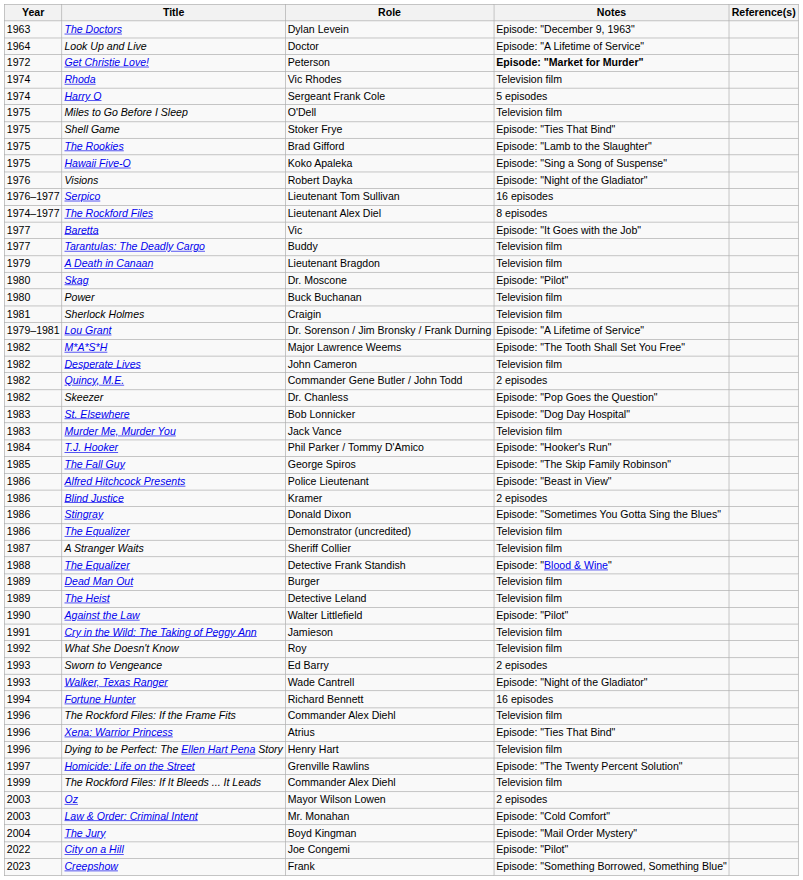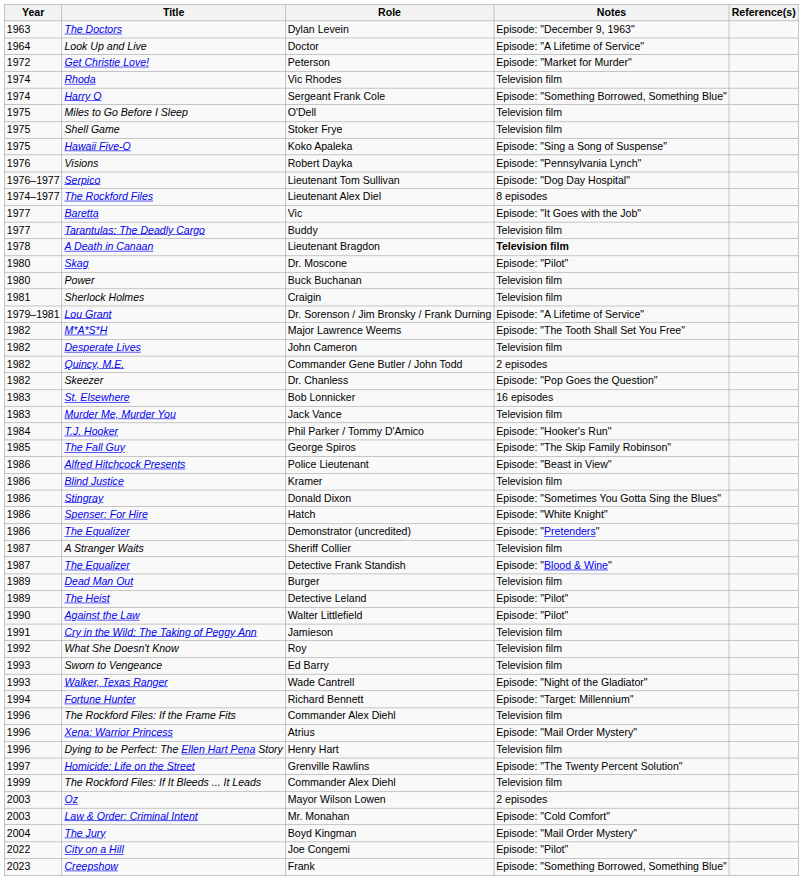(570, 63) bold -> (564, 63) normal
(522, 96) 5 episodes -> (612, 96) Episode: "Something Borrowed, Something Blue"
(556, 130) Episode: "Ties That Bind" -> (529, 130) Television film
- row: (94, 146)
(572, 180) Episode: "Night of the Gladiator" -> (569, 163) Episode: "Pennsylvania Lynch"
(525, 197) 16 episodes -> (563, 180) Episode: "Dog Day Hospital"
(19, 264) 1979 -> (19, 247) 1978
(529, 264) normal -> (533, 247) bold
(563, 414) Episode: "Dog Day Hospital" -> (525, 398) 16 episodes
(522, 498) 2 episodes -> (529, 481) Television film
+ row: (106, 515)
(529, 532) Television film -> (548, 532) Episode: "Pretenders"
(19, 565) 1988 -> (19, 565) 1987
(529, 599) Television film -> (532, 599) Episode: "Pilot"
(522, 666) 2 episodes -> (529, 666) Television film
(525, 699) 16 episodes -> (565, 699) Episode: "Target: Millennium"
(556, 733) Episode: "Ties That Bind" -> (567, 733) Episode: "Mail Order Mystery"
